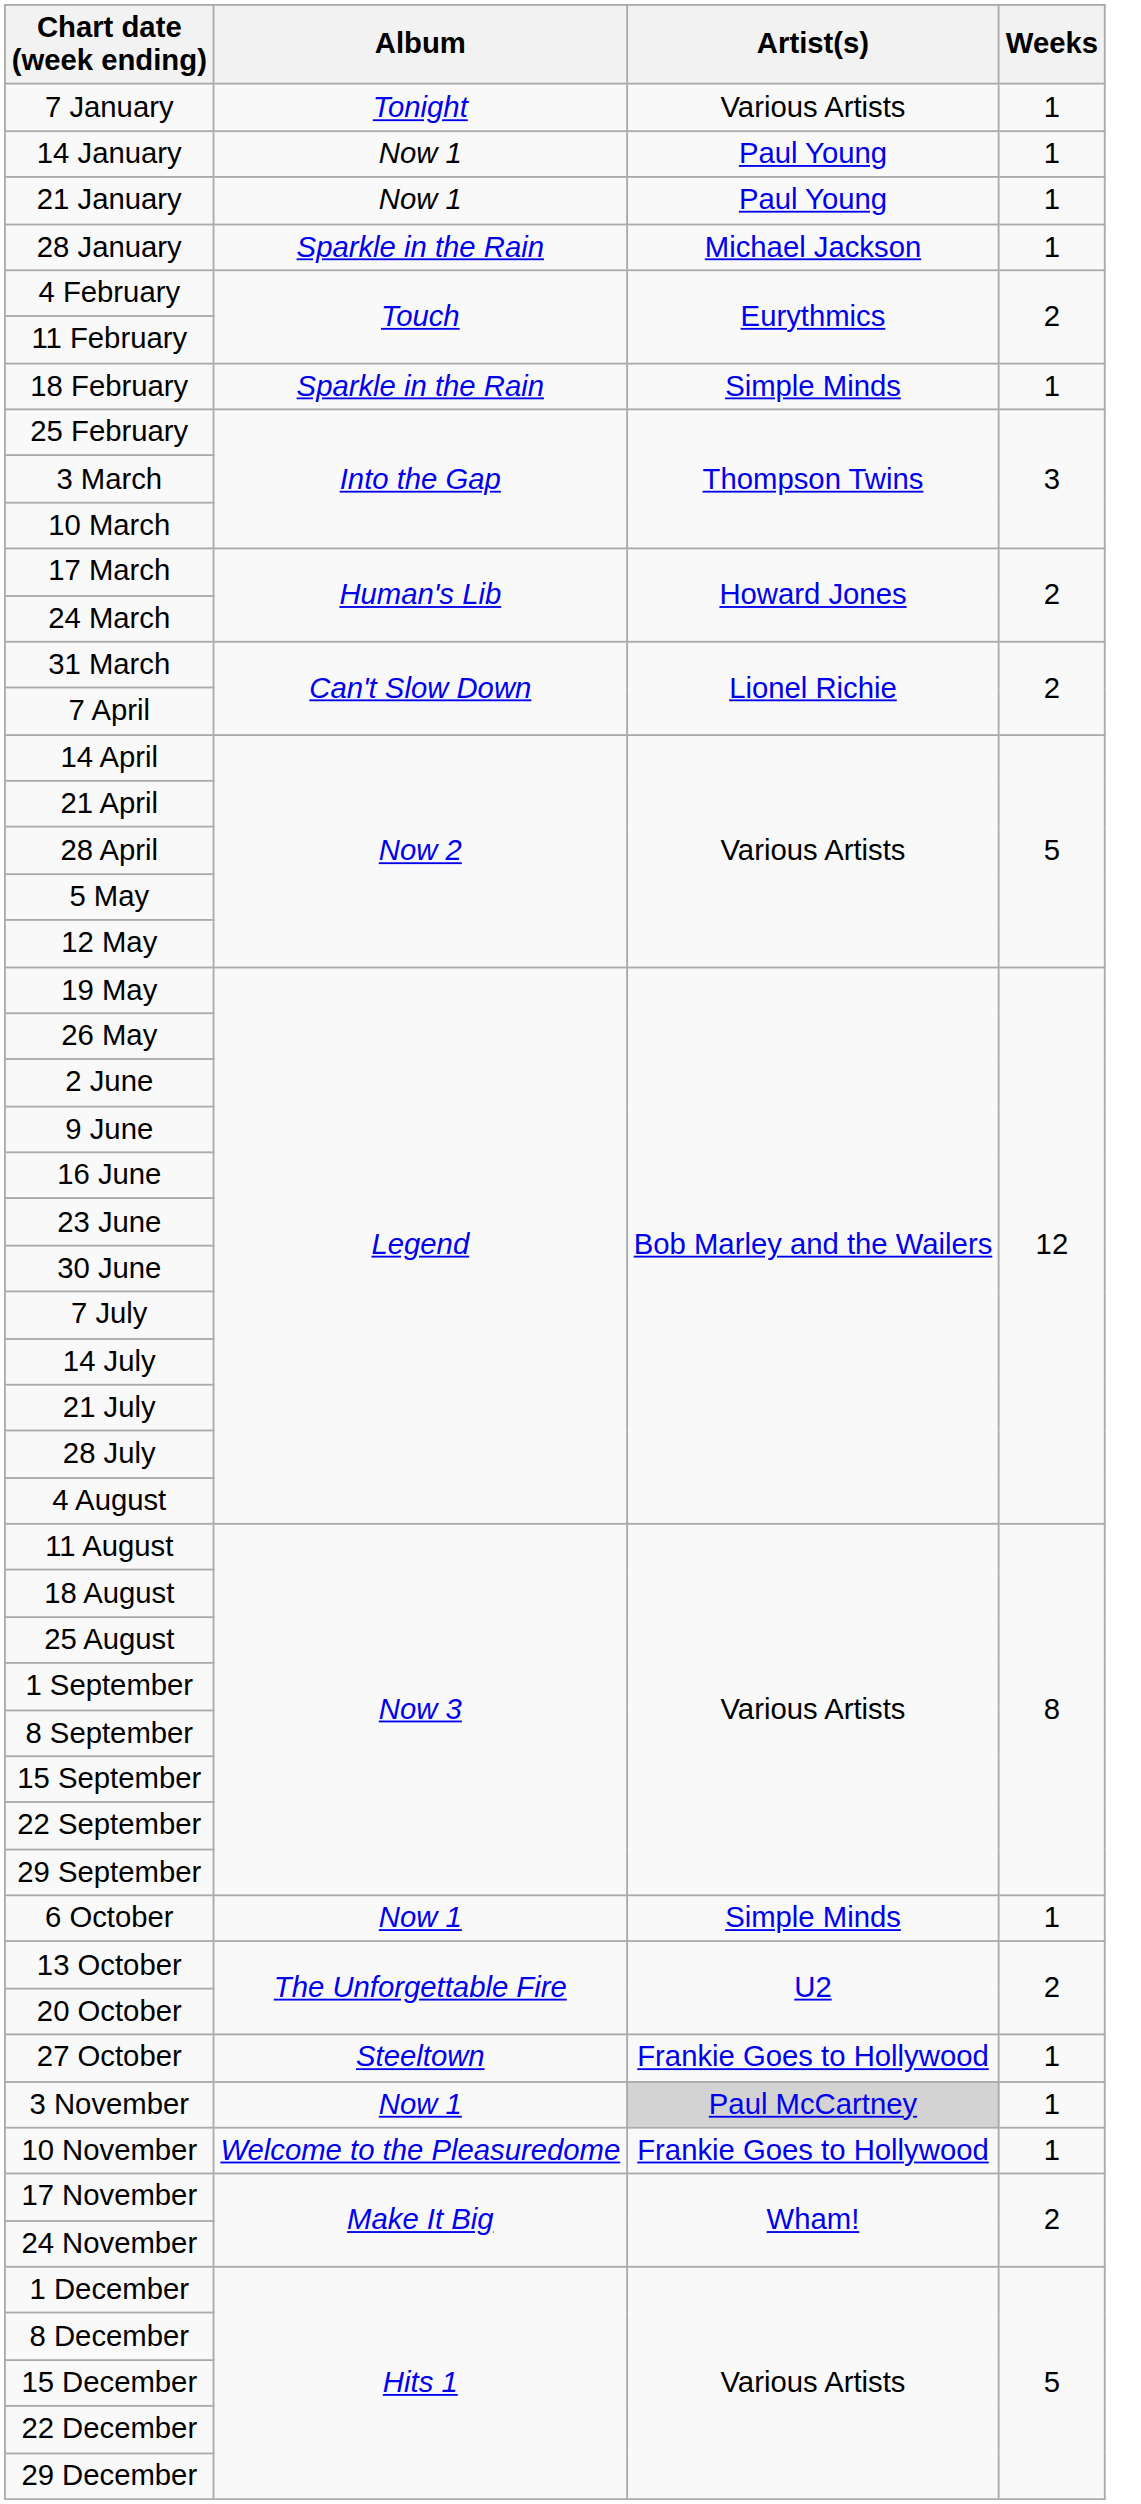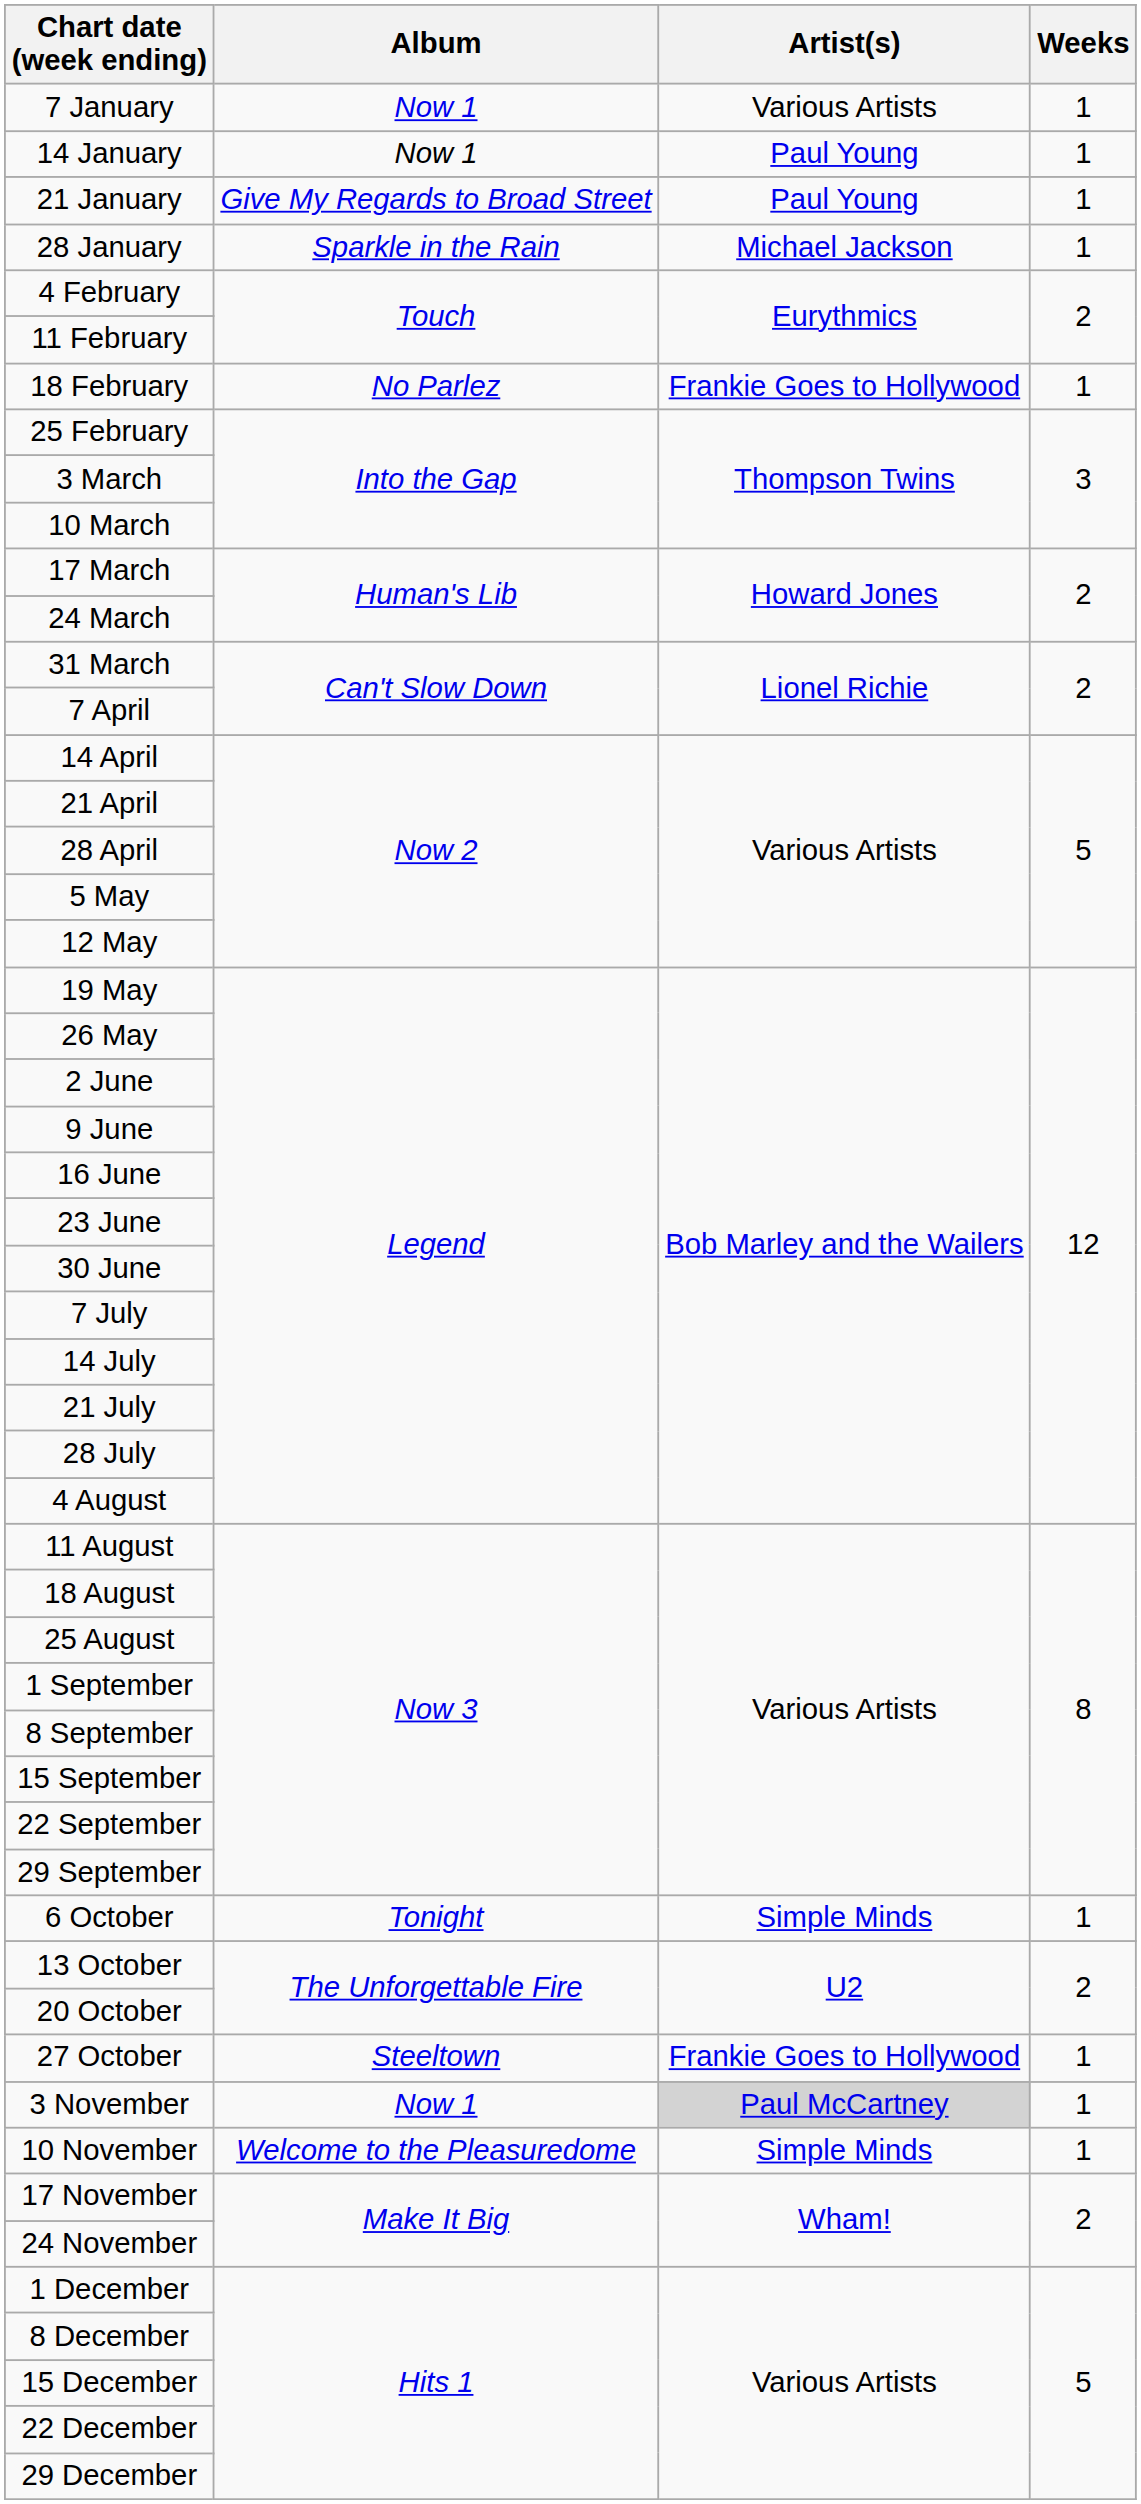(420, 107) Tonight -> (436, 107) Now 1
(420, 199) Now 1 -> (436, 199) Give My Regards to Broad Street
(420, 385) Sparkle in the Rain -> (436, 385) No Parlez
(813, 385) Simple Minds -> (844, 385) Frankie Goes to Hollywood
(420, 1918) Now 1 -> (436, 1918) Tonight
(813, 2150) Frankie Goes to Hollywood -> (844, 2150) Simple Minds
